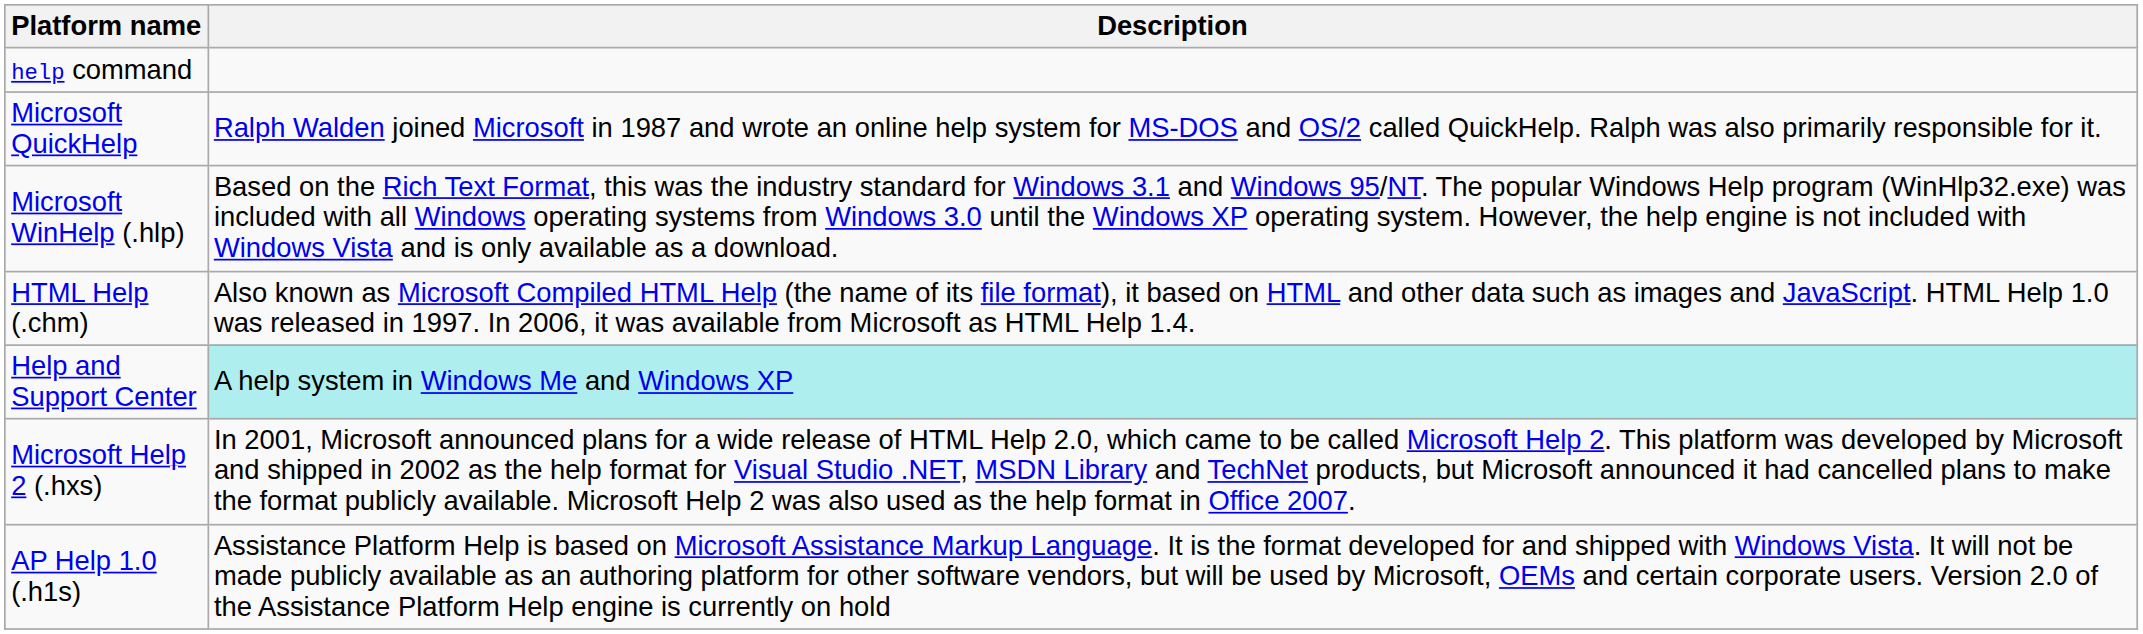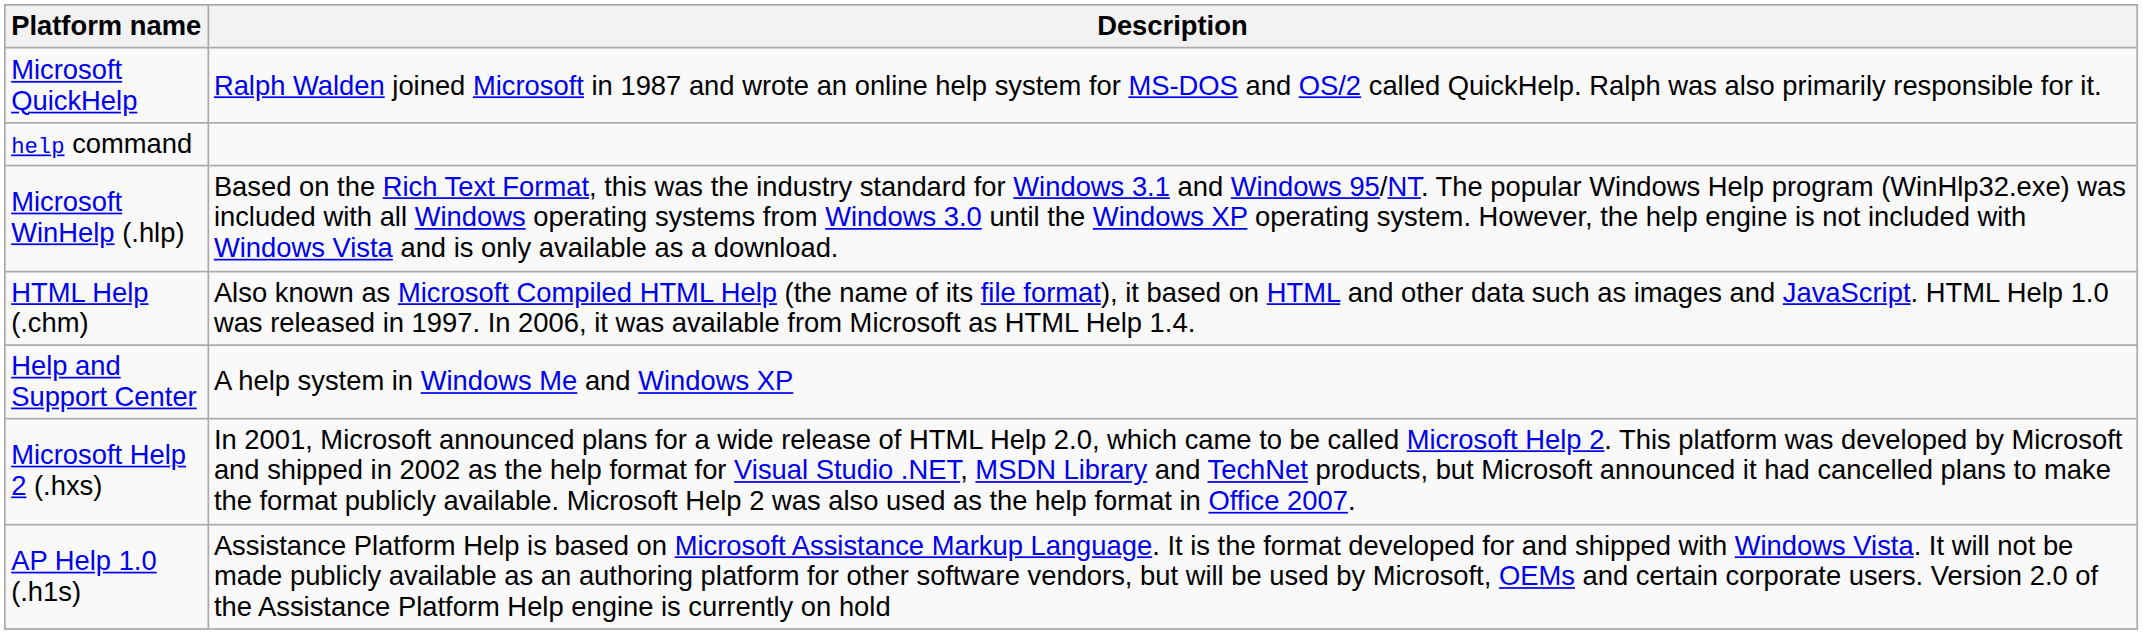rows swapped: (74, 128) <-> (102, 70)
(504, 381) paleturquoise background -> (504, 381) no background
